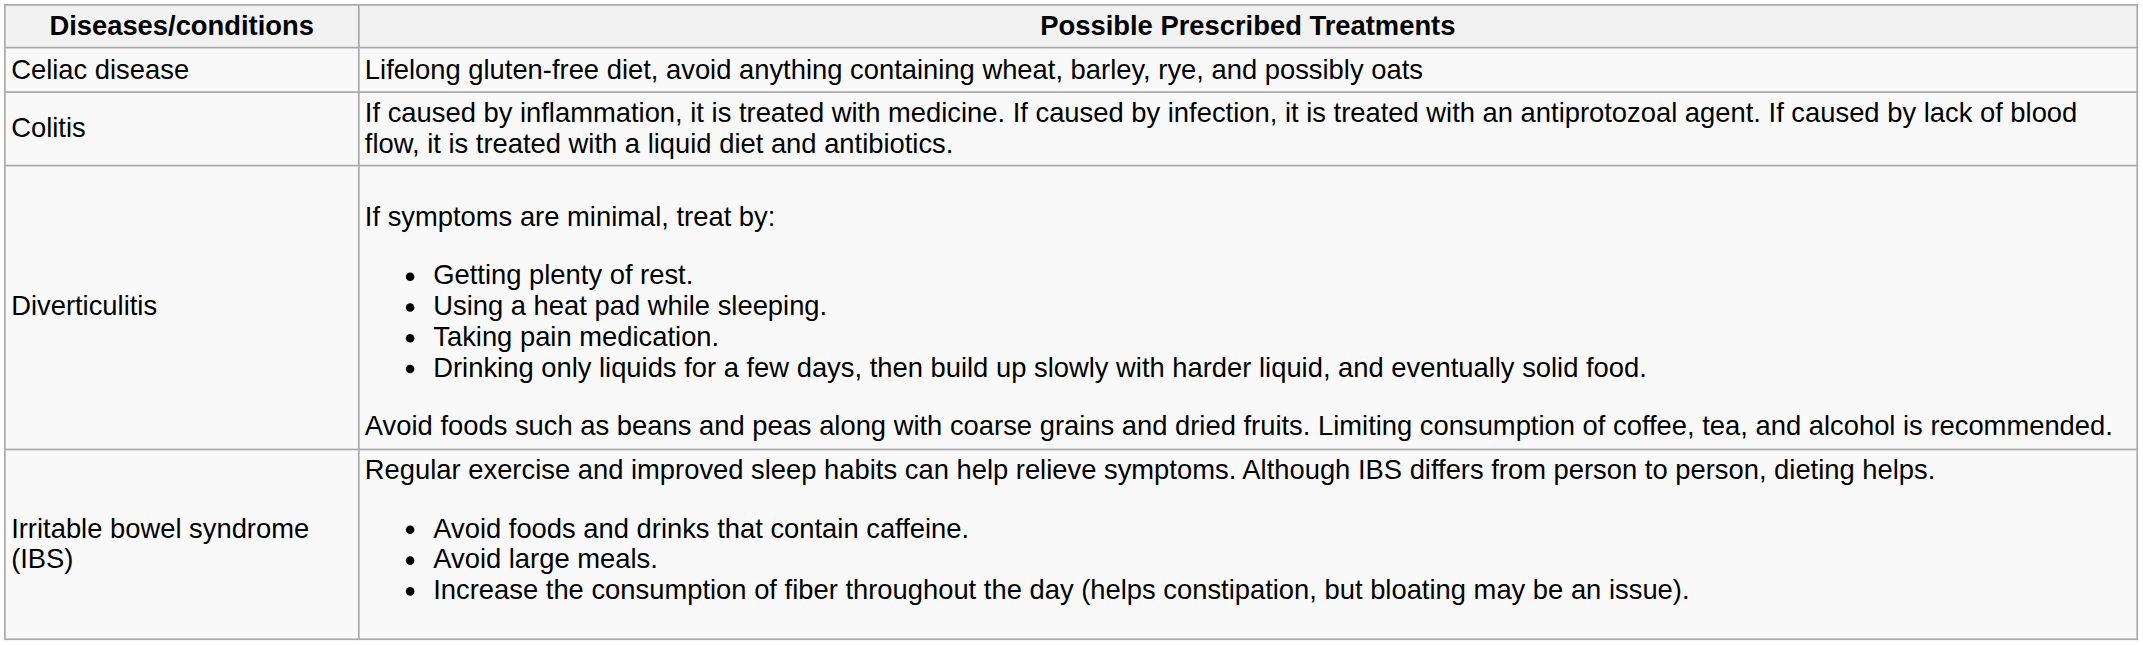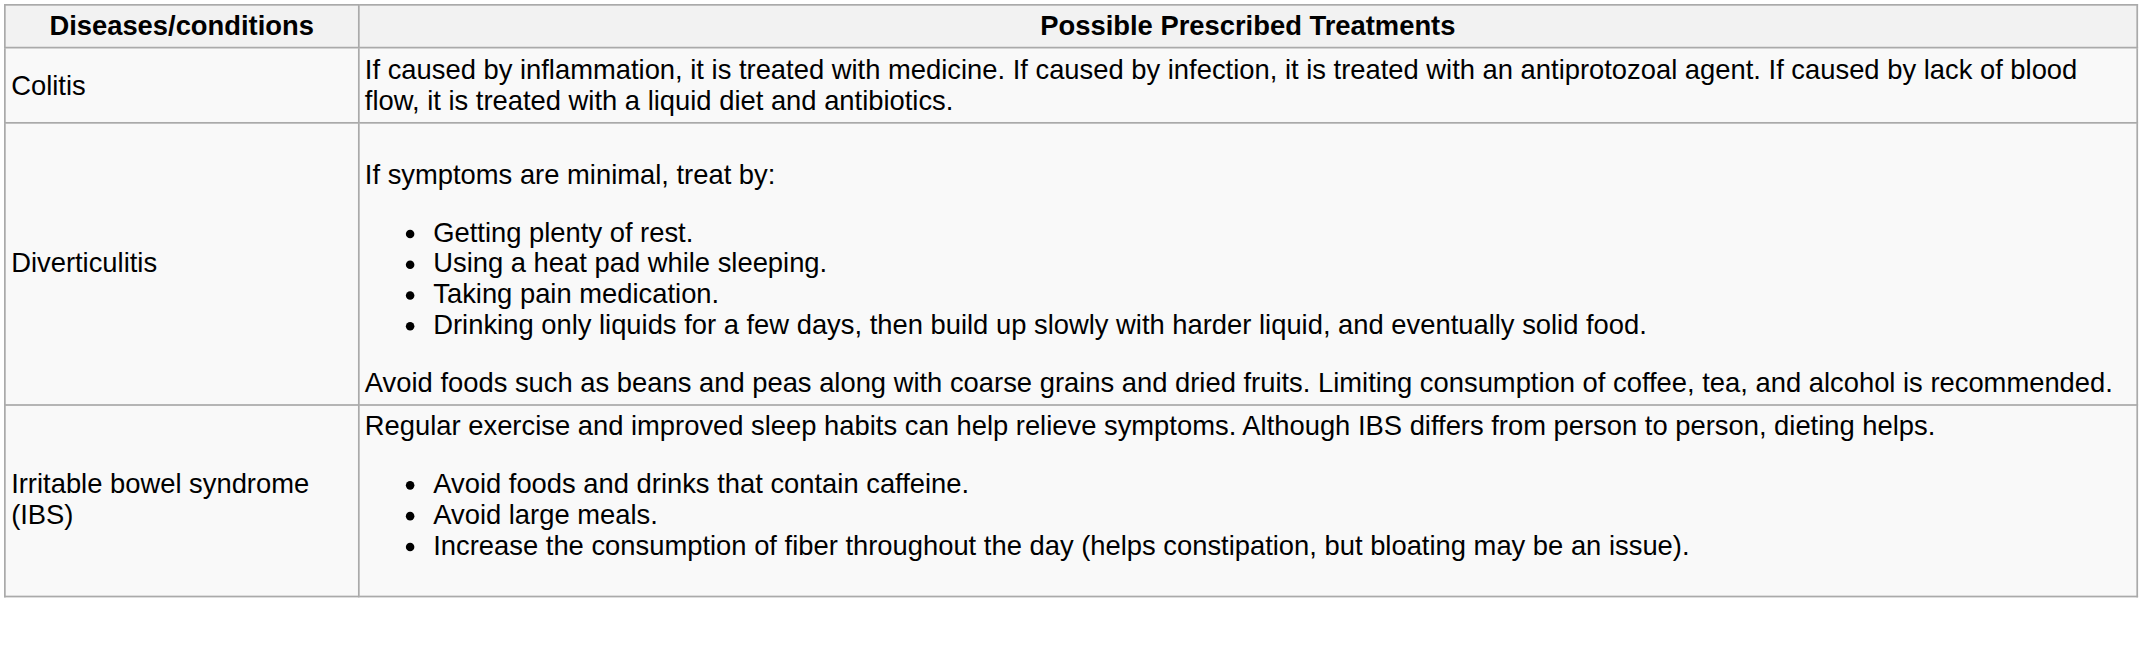- row: (100, 69)
